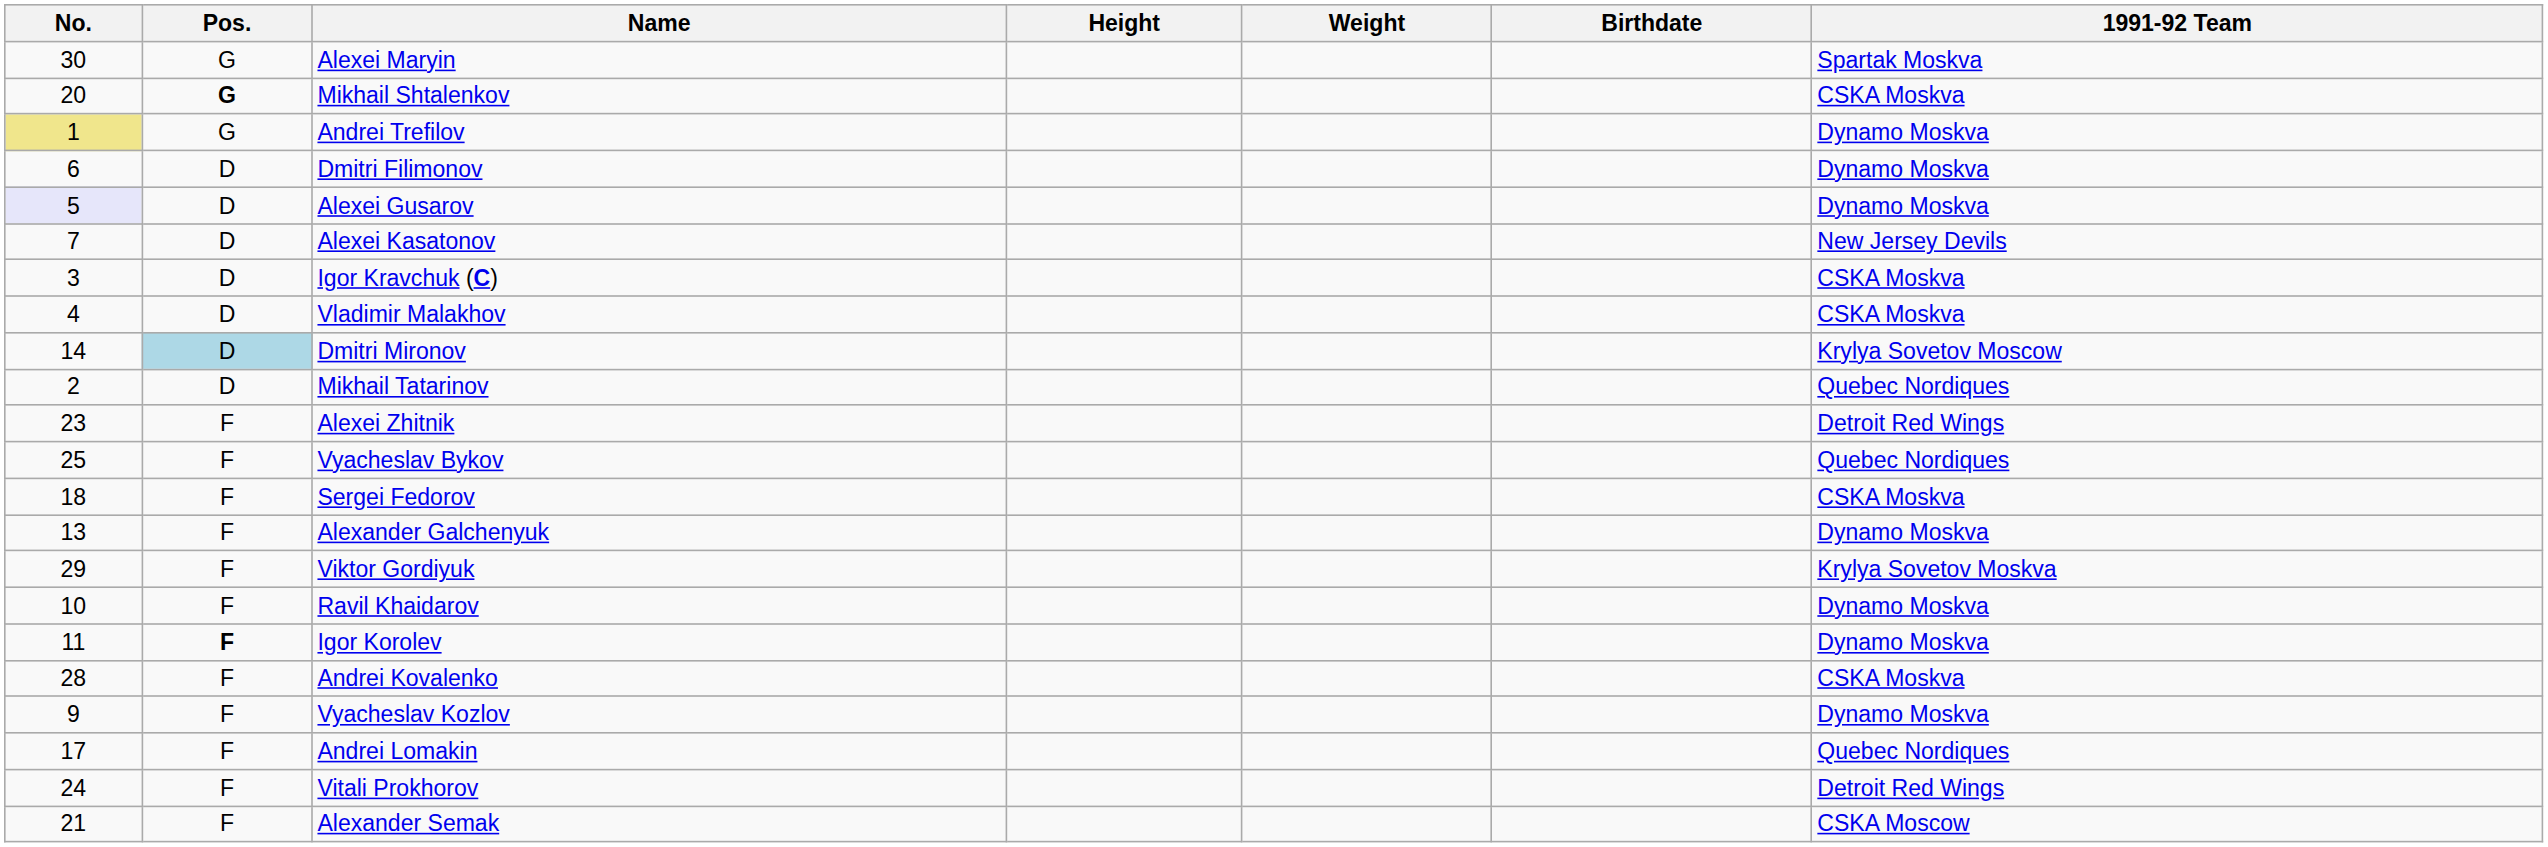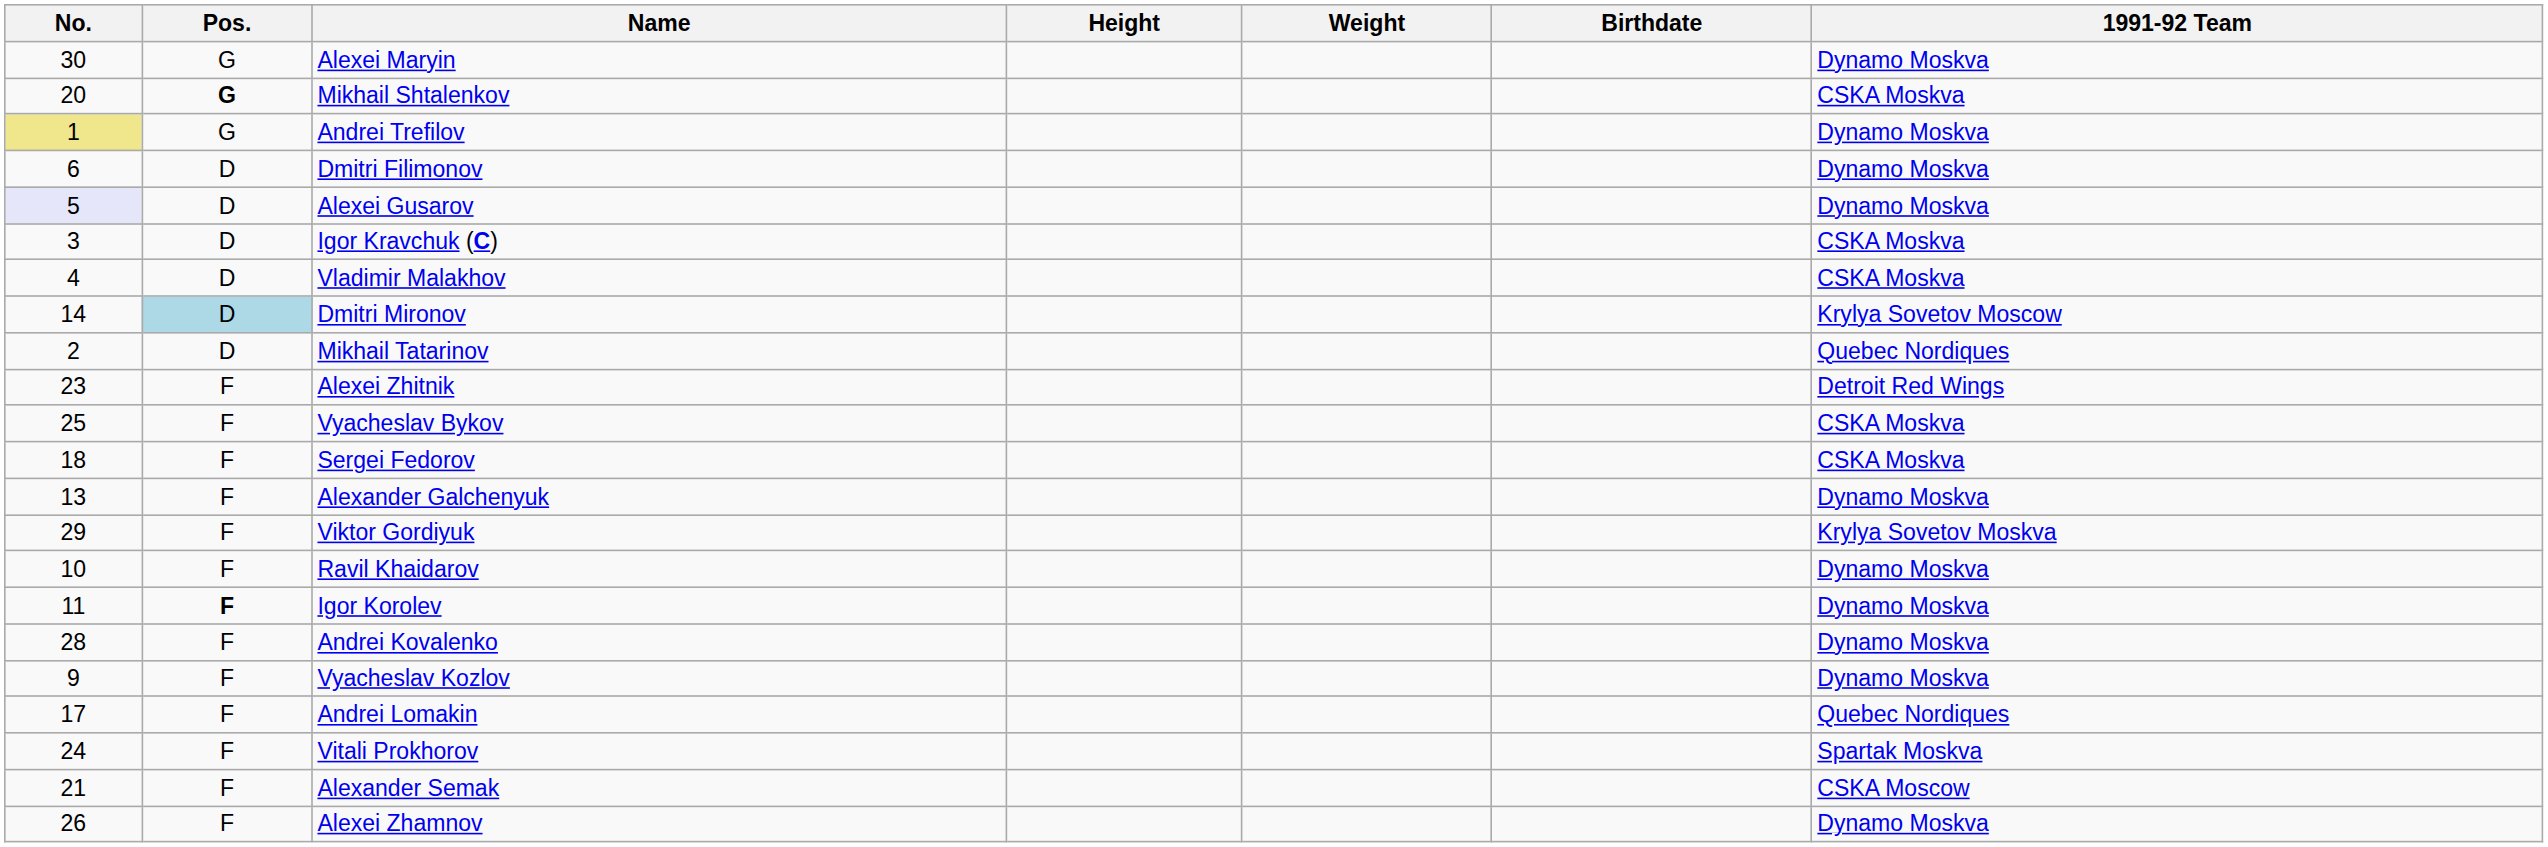(1900, 60) Spartak Moskva -> (1903, 60) Dynamo Moskva
- row: (406, 242)
(1913, 460) Quebec Nordiques -> (1891, 424) CSKA Moskva
(1891, 679) CSKA Moskva -> (1903, 642) Dynamo Moskva
(1911, 788) Detroit Red Wings -> (1900, 751) Spartak Moskva
+ row: (400, 824)
